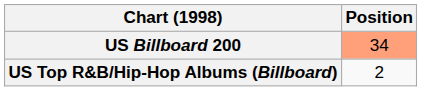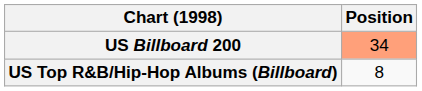(379, 72) 2 -> (379, 72) 8
